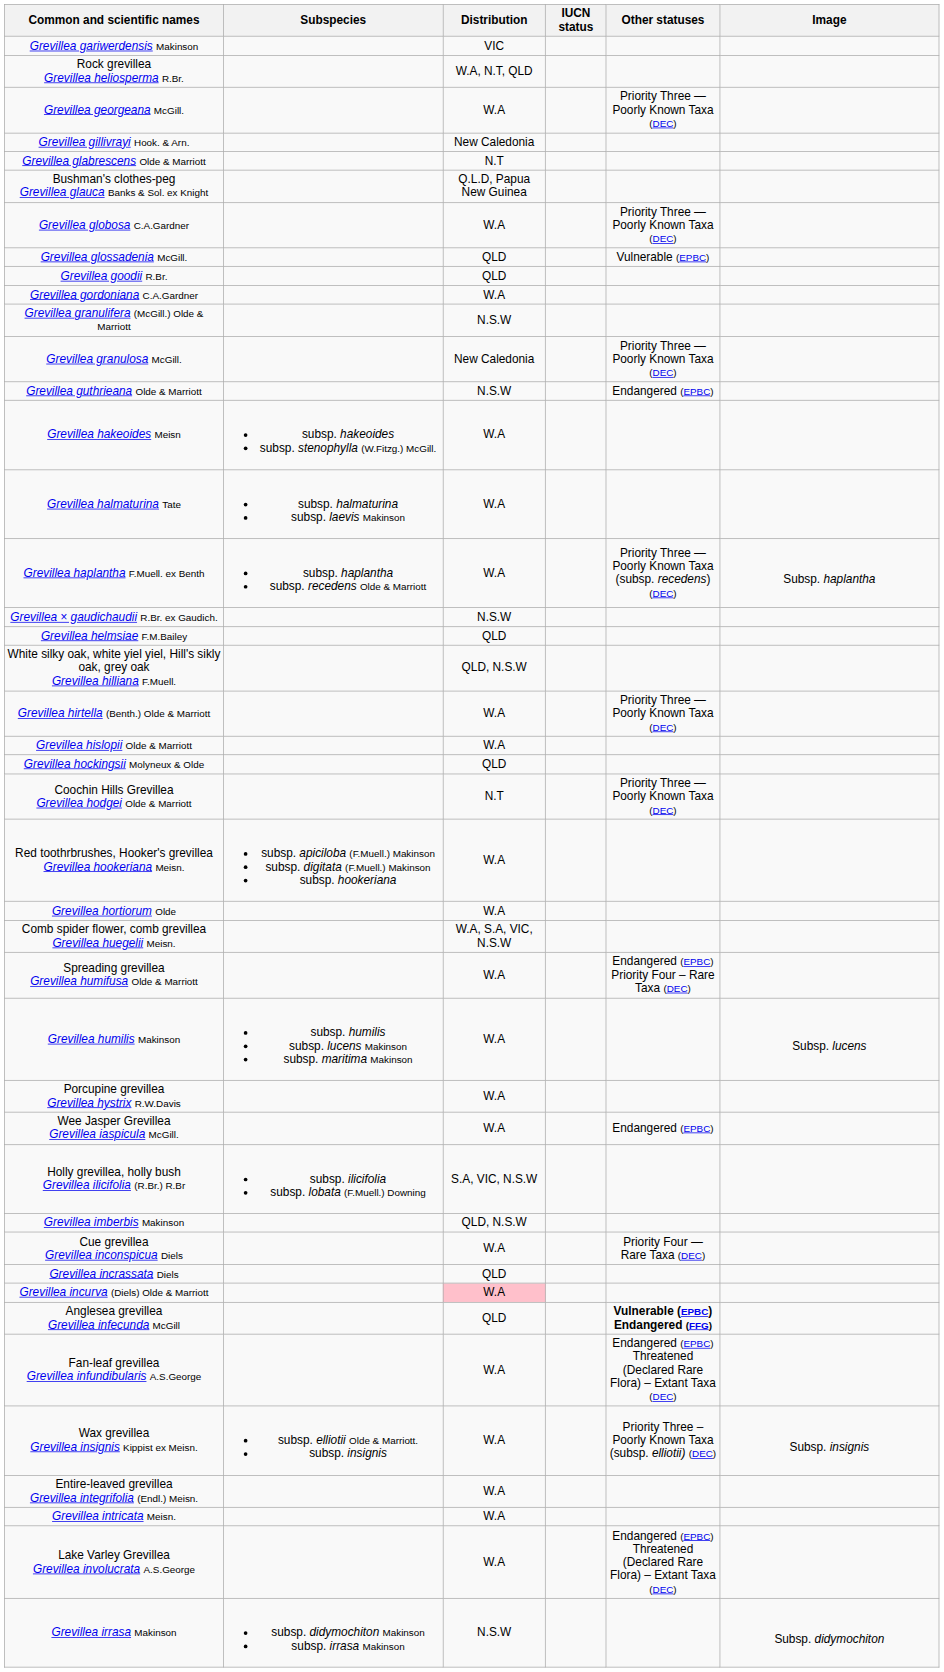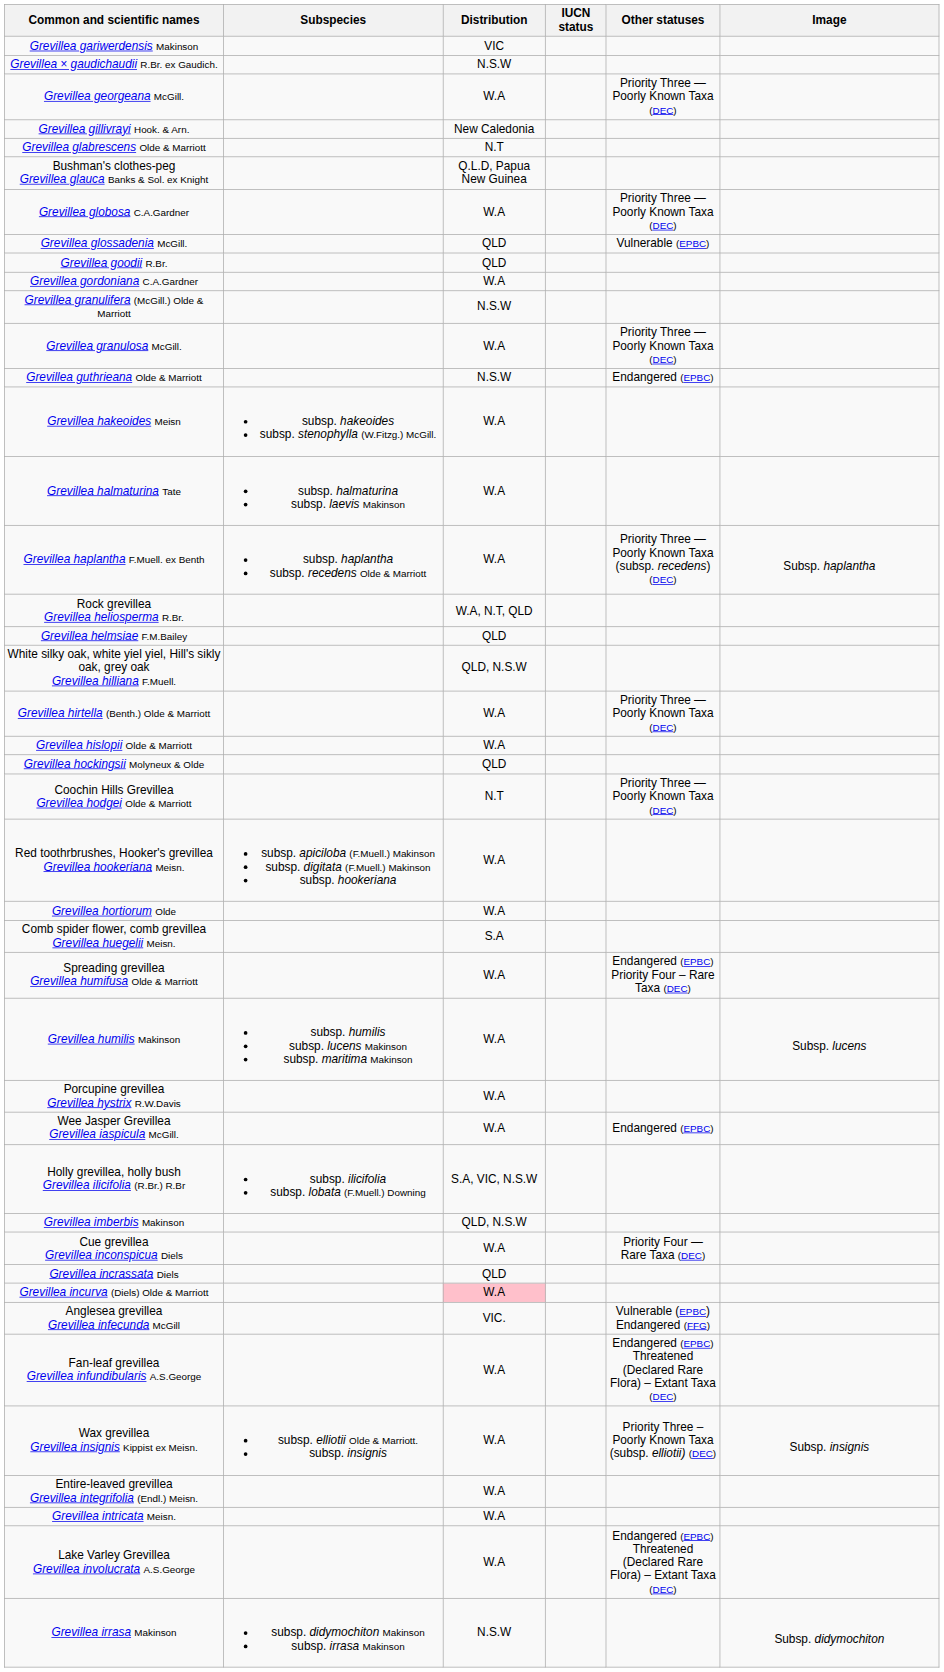rows swapped: (114, 617) <-> (114, 71)
(494, 359) New Caledonia -> (494, 345) W.A
(494, 936) W.A, S.A, VIC, N.S.W -> (494, 936) S.A
(494, 1318) QLD -> (494, 1318) VIC.
(663, 1318) bold -> (663, 1318) normal
